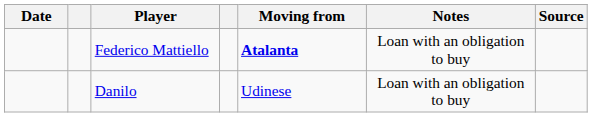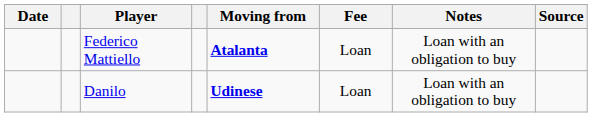+ column: (356, 16)
(266, 91) normal -> (236, 91) bold
